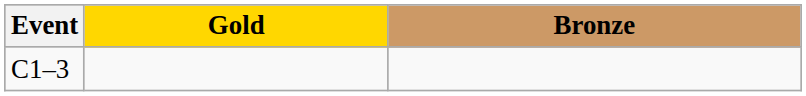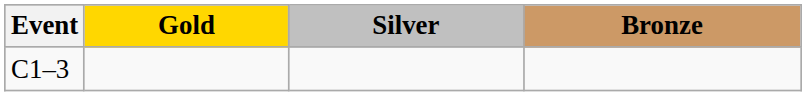+ column: (406, 25)
